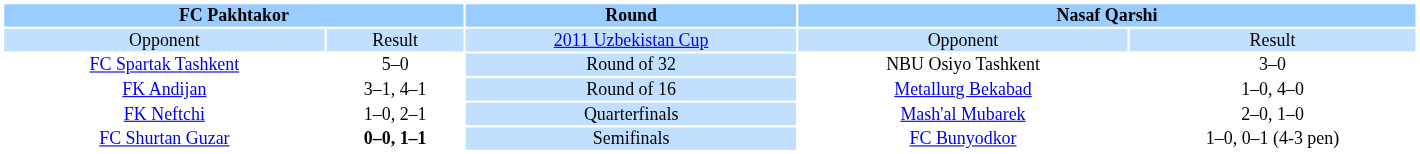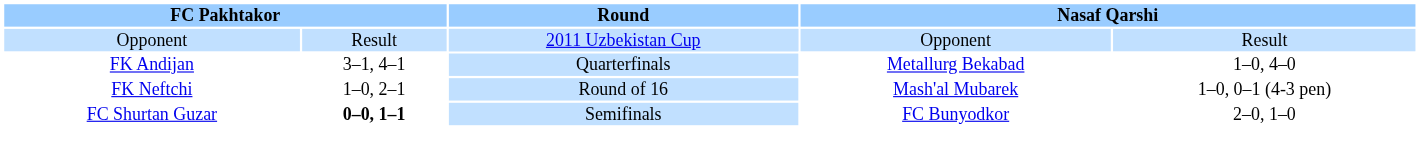- row: (164, 64)
(631, 89) Round of 16 -> (623, 64) Quarterfinals
(631, 113) Quarterfinals -> (623, 89) Round of 16
(1272, 113) 2–0, 1–0 -> (1264, 89) 1–0, 0–1 (4-3 pen)
(1272, 138) 1–0, 0–1 (4-3 pen) -> (1264, 113) 2–0, 1–0
